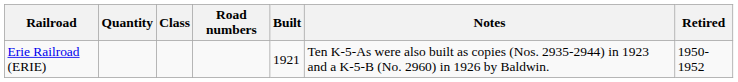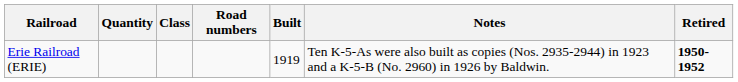(286, 59) 1921 -> (286, 59) 1919
(693, 59) normal -> (693, 59) bold
